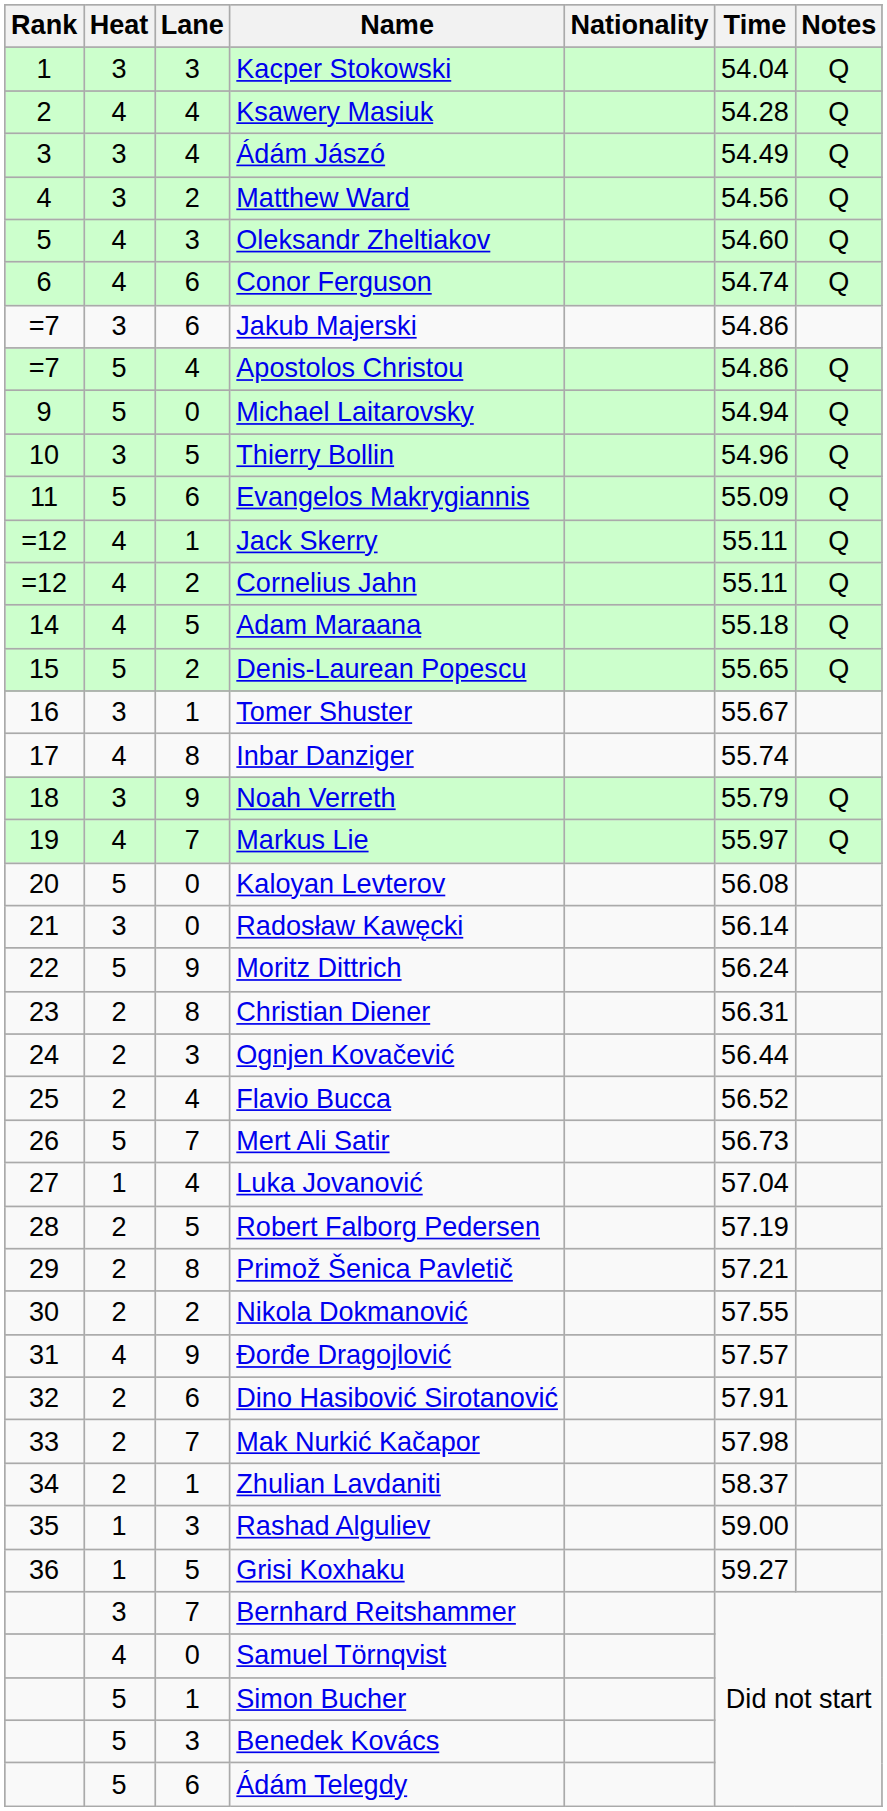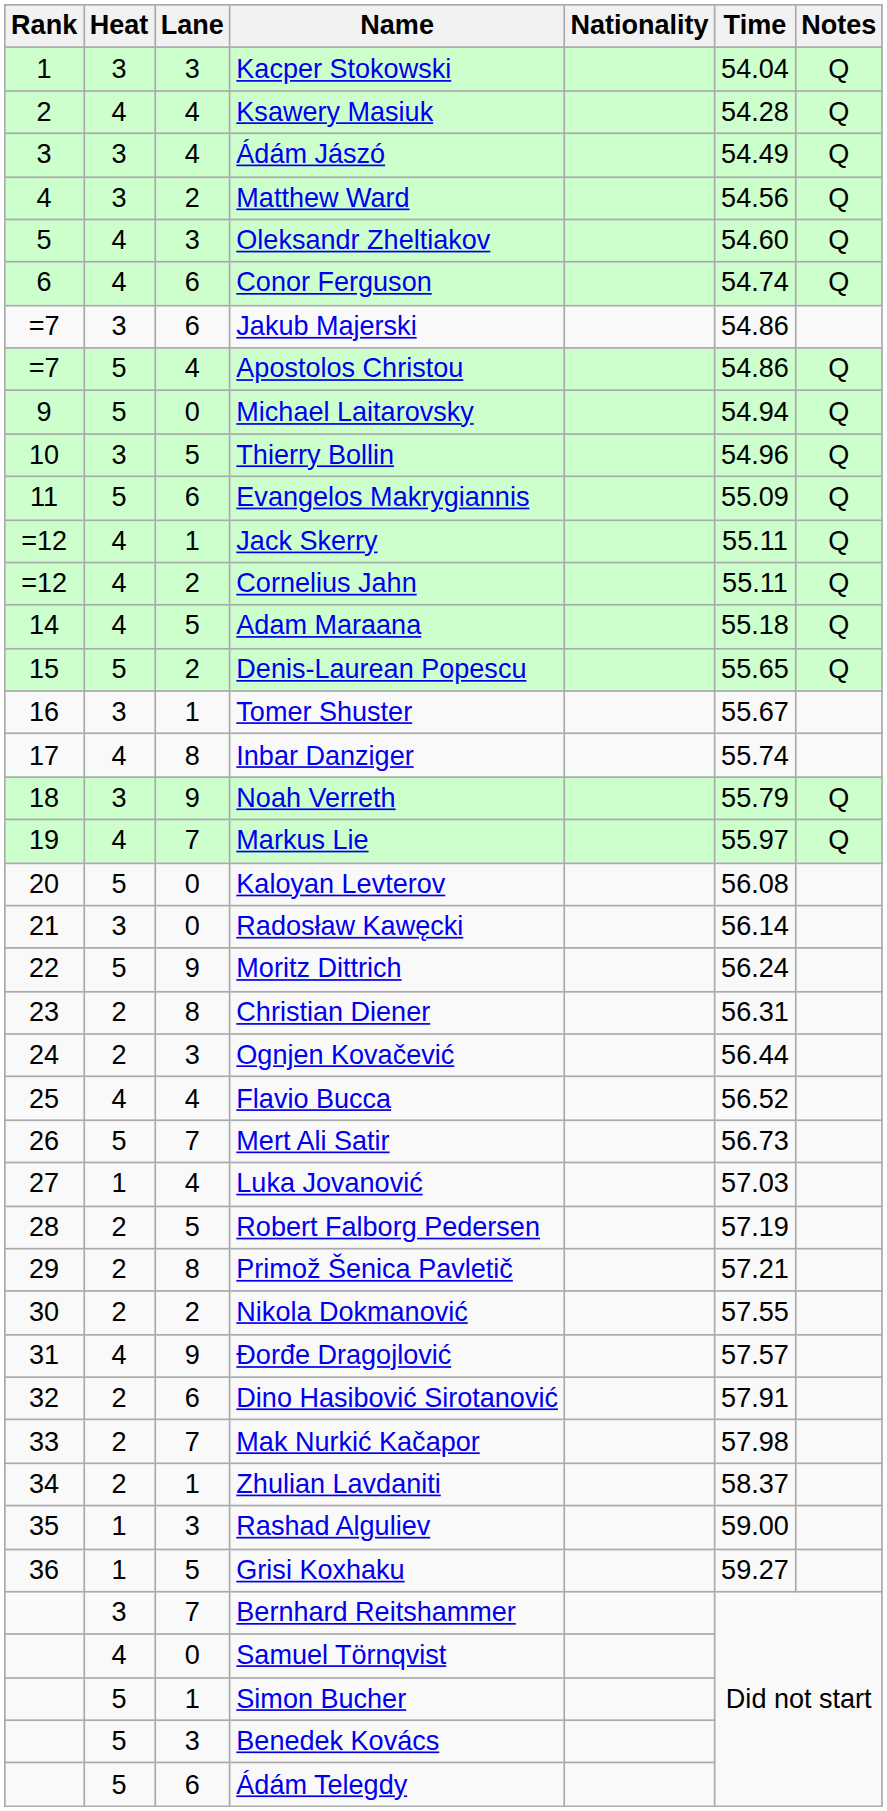(119, 1098) 2 -> (119, 1098) 4
(755, 1183) 57.04 -> (755, 1183) 57.03
